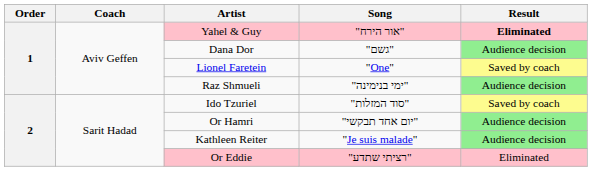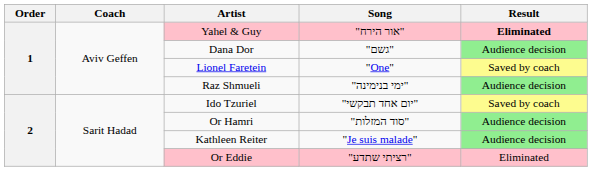(380, 103) "סוד המזלות" -> (380, 103) "יום אחד תבקשי"
(380, 121) "יום אחד תבקשי" -> (380, 121) "סוד המזלות"
